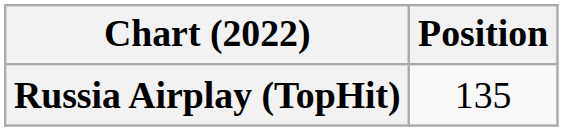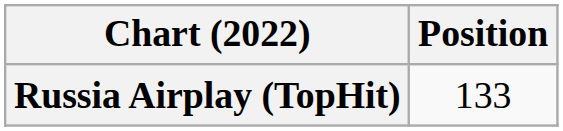(483, 94) 135 -> (483, 94) 133
